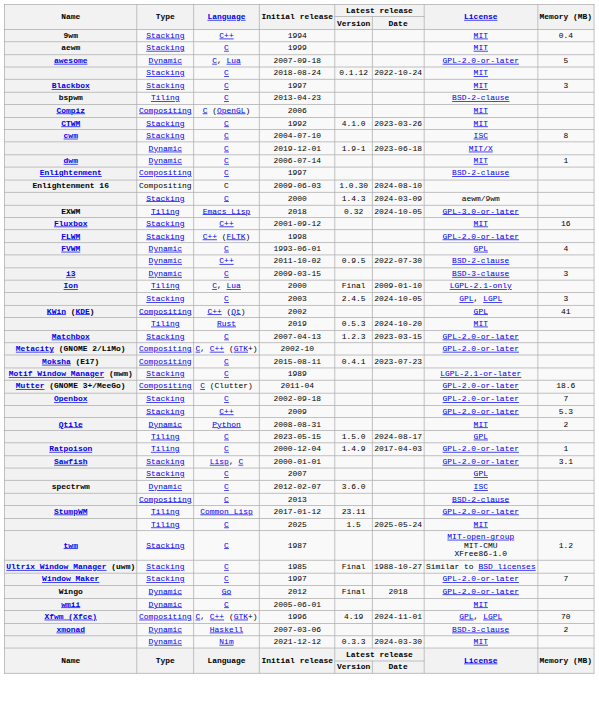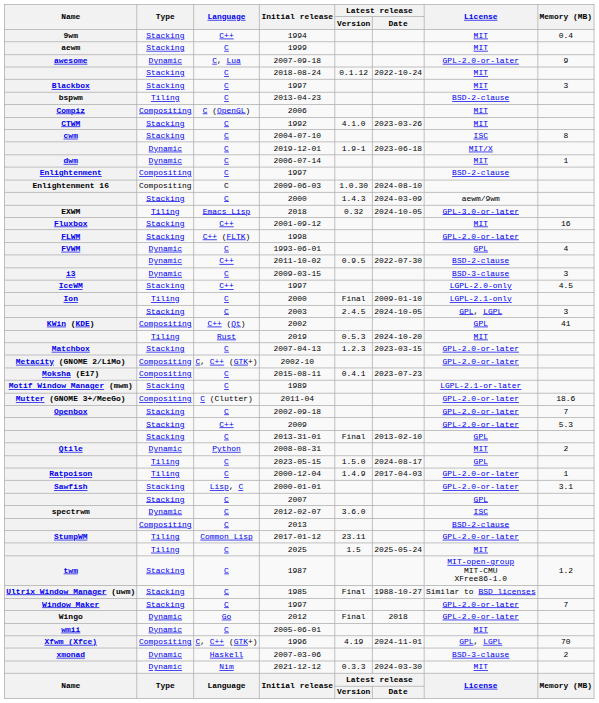(566, 61) 5 -> (566, 61) 9
+ row: (71, 286)
(227, 286) C, Lua -> (227, 299) C
+ row: (71, 437)
